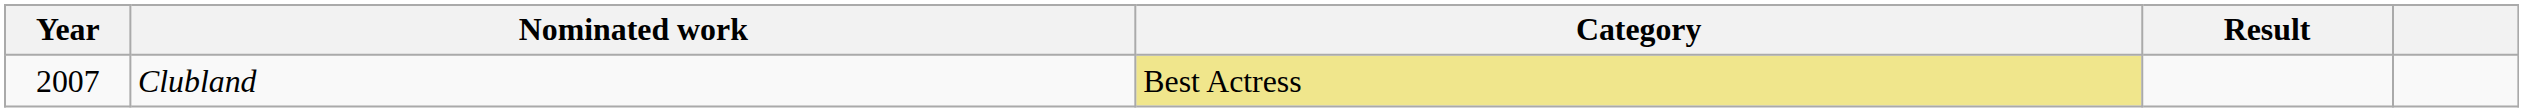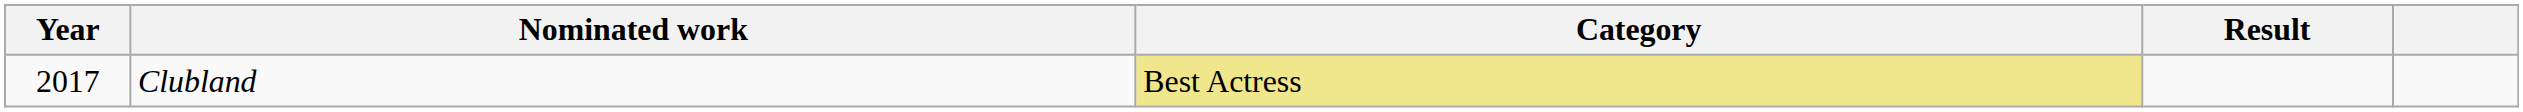(68, 80) 2007 -> (68, 80) 2017
